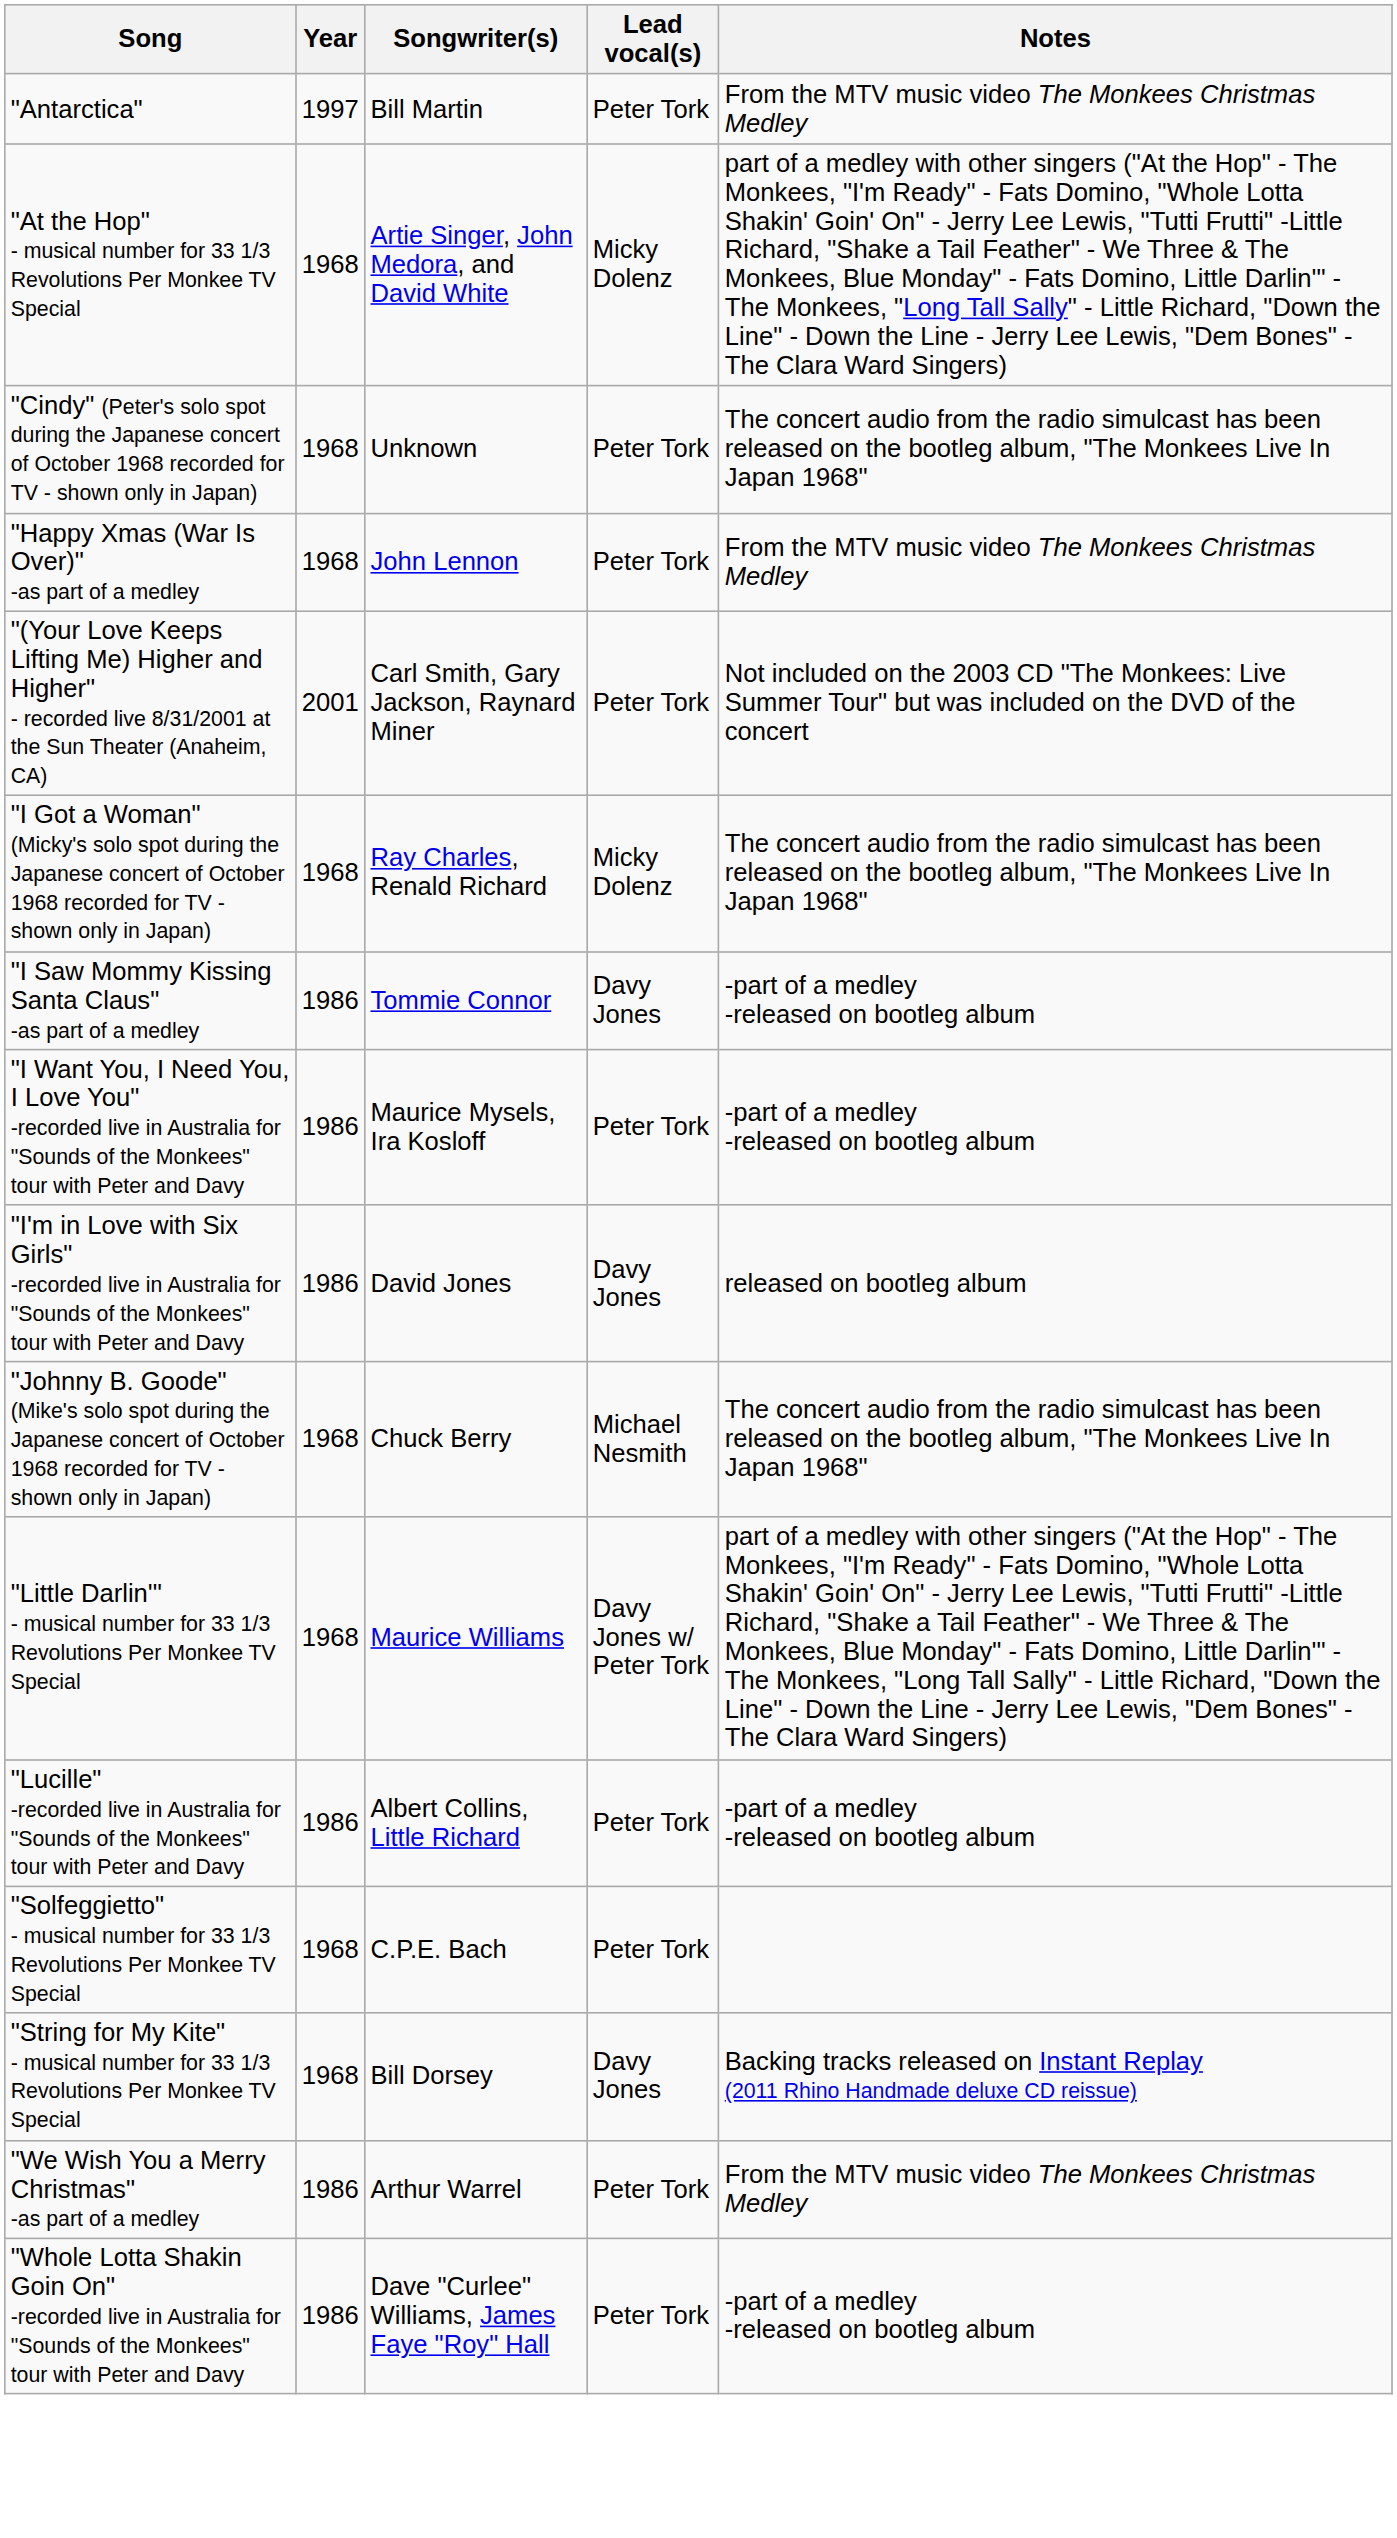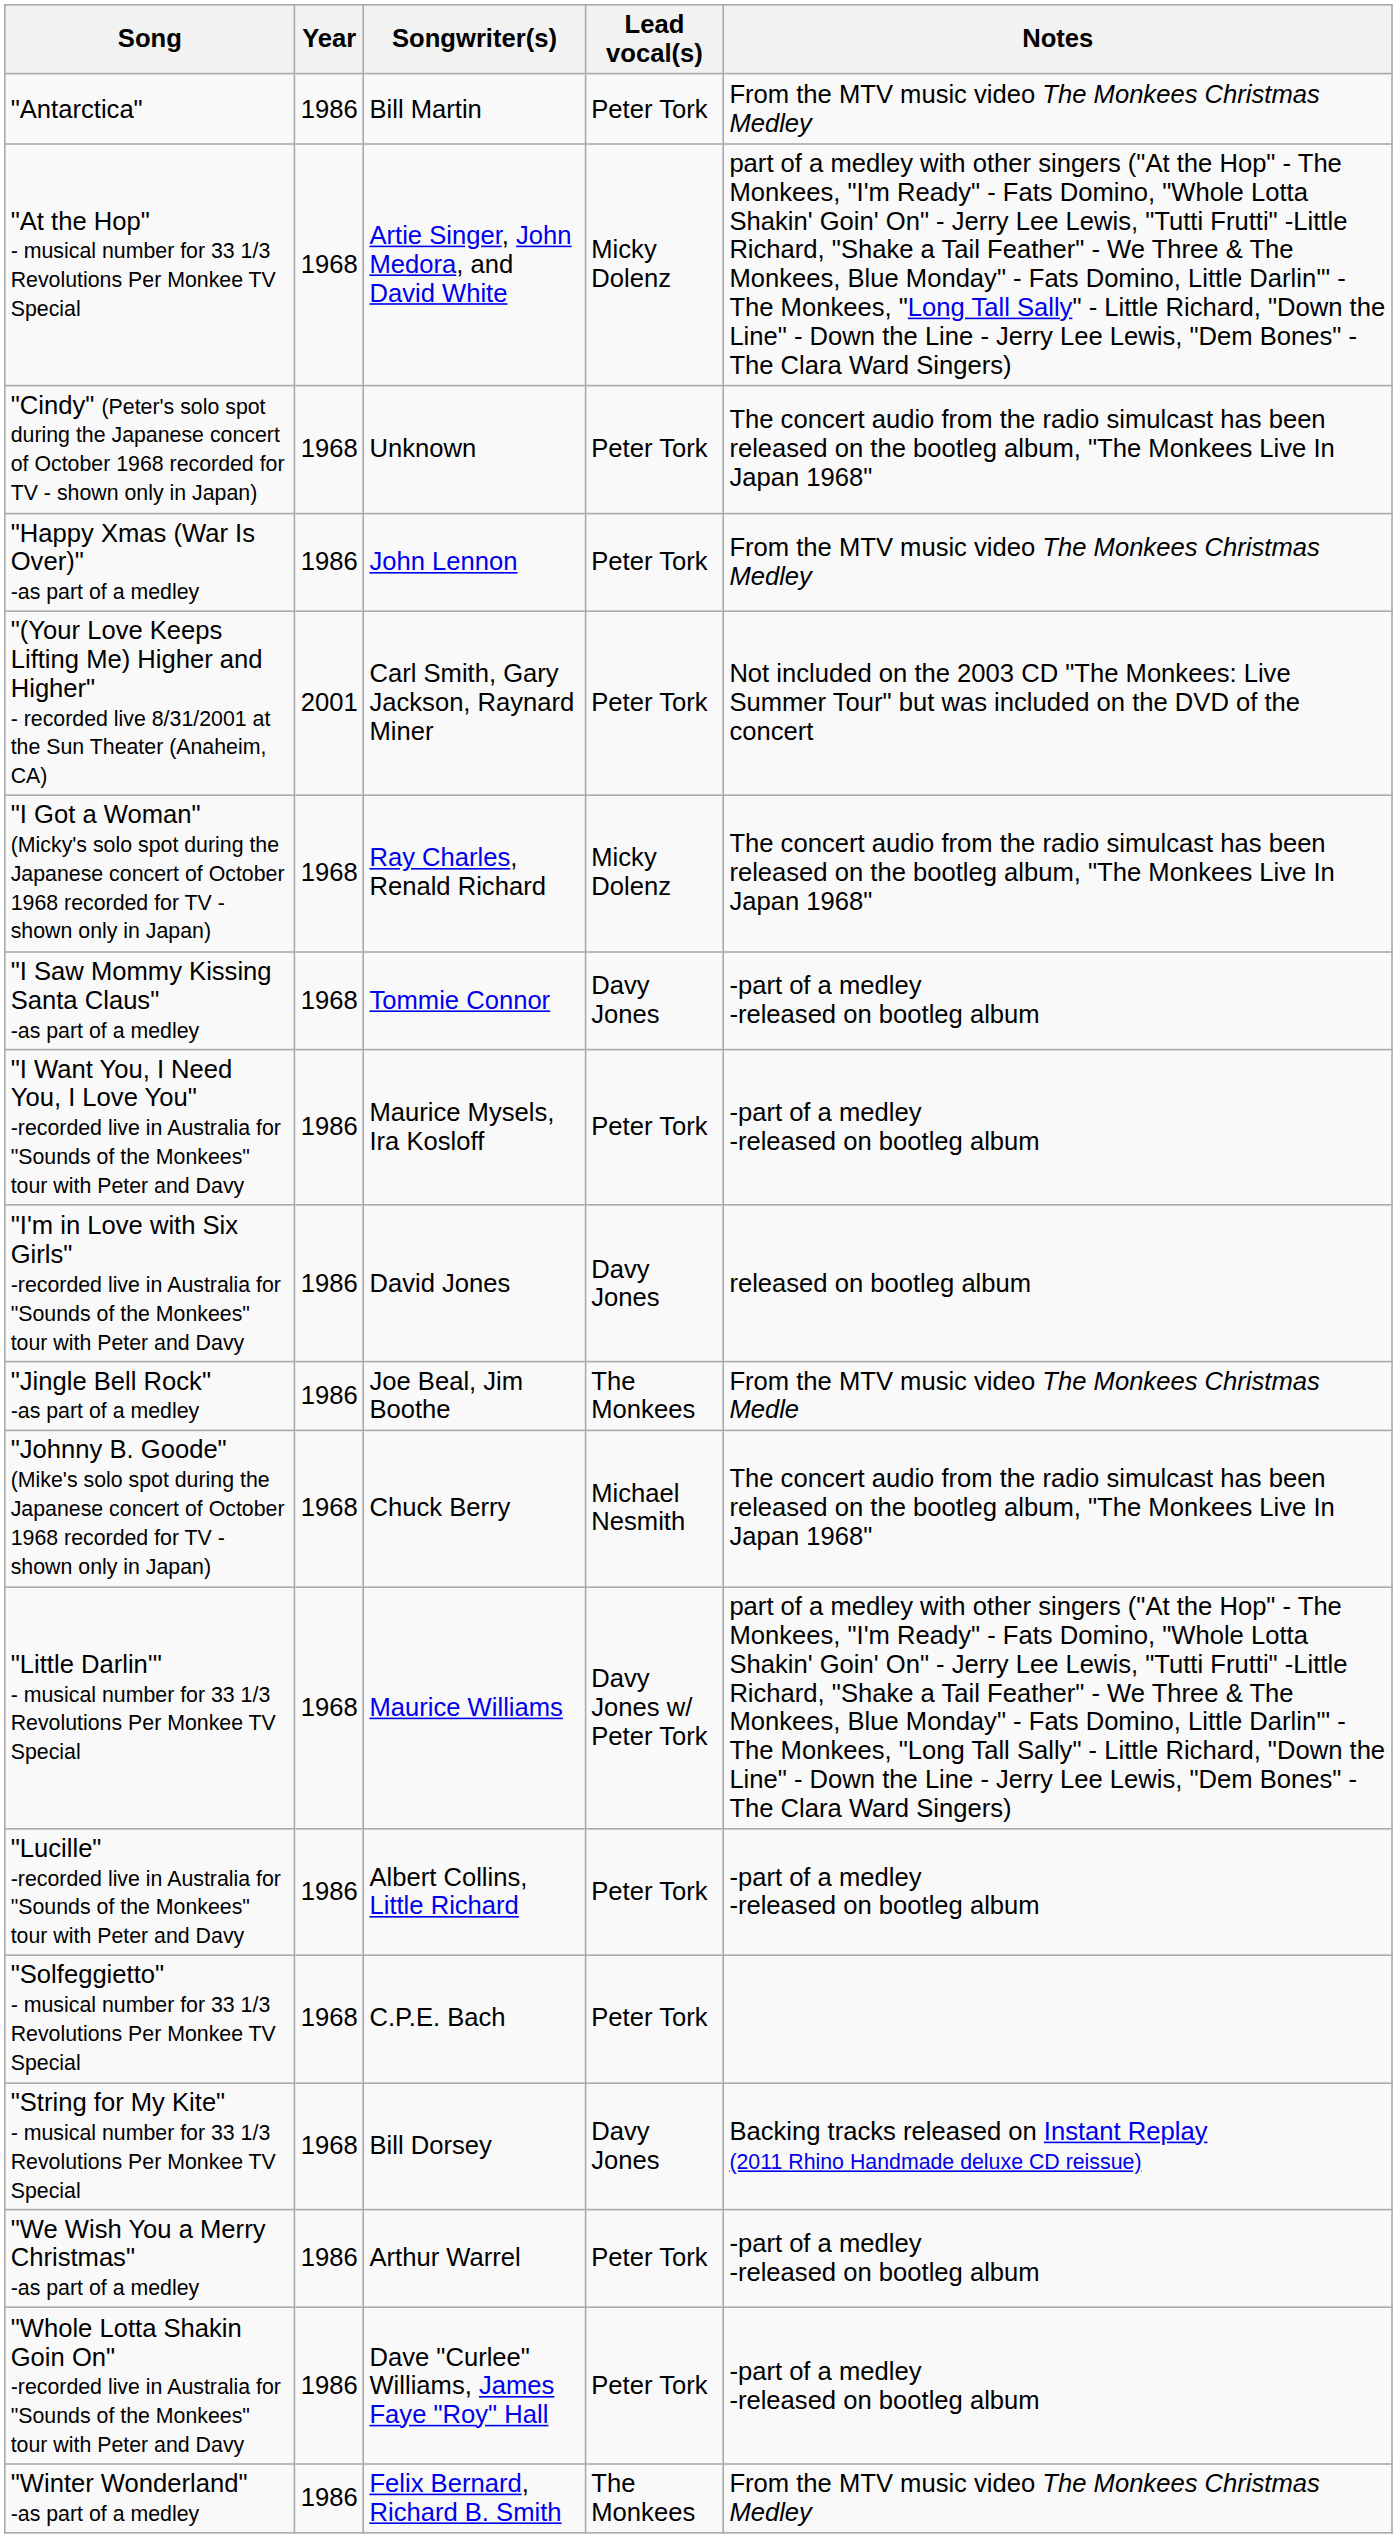(330, 108) 1997 -> (329, 108) 1986
(330, 561) 1968 -> (329, 561) 1986
(330, 1000) 1986 -> (329, 1000) 1968
+ row: (111, 1395)
(1020, 2188) From the MTV music video The Monkees Christmas Medley -> (884, 2258) -part of a medley -released on bootleg album
+ row: (129, 2498)
